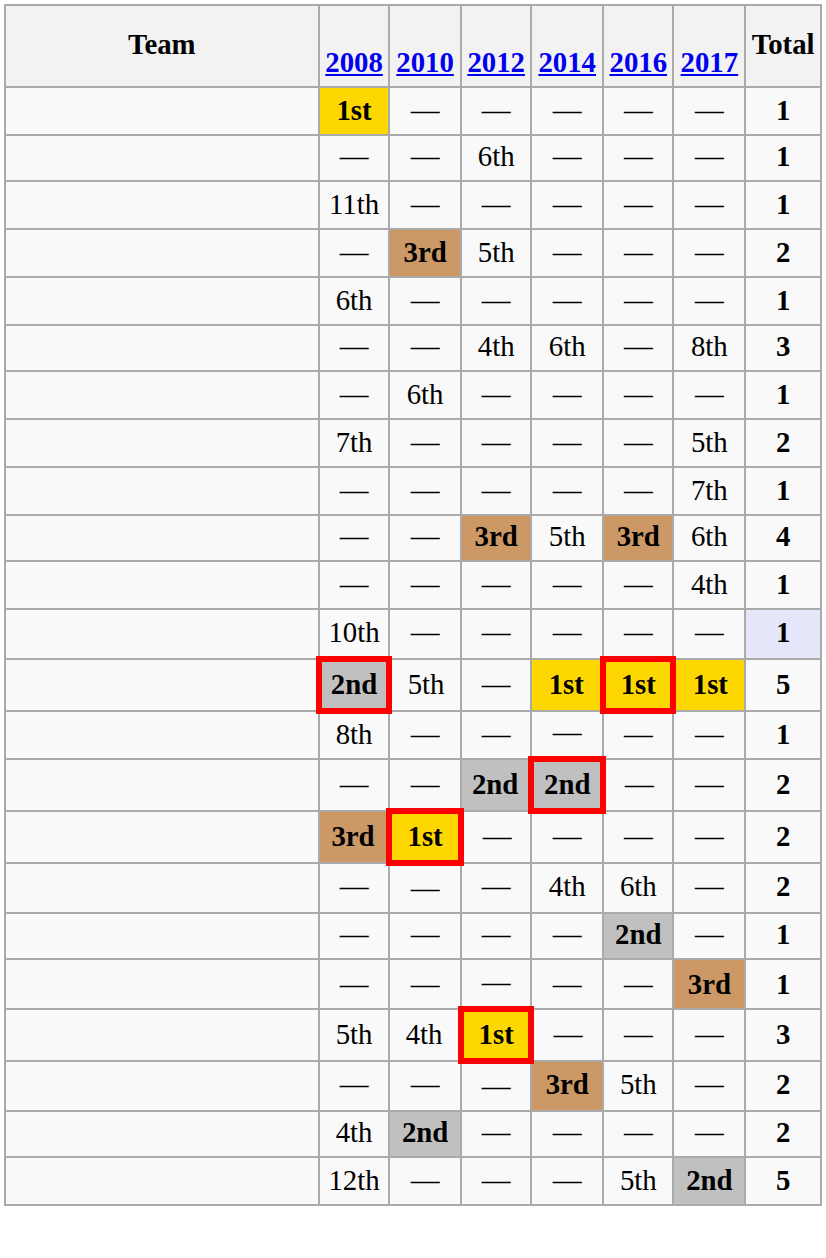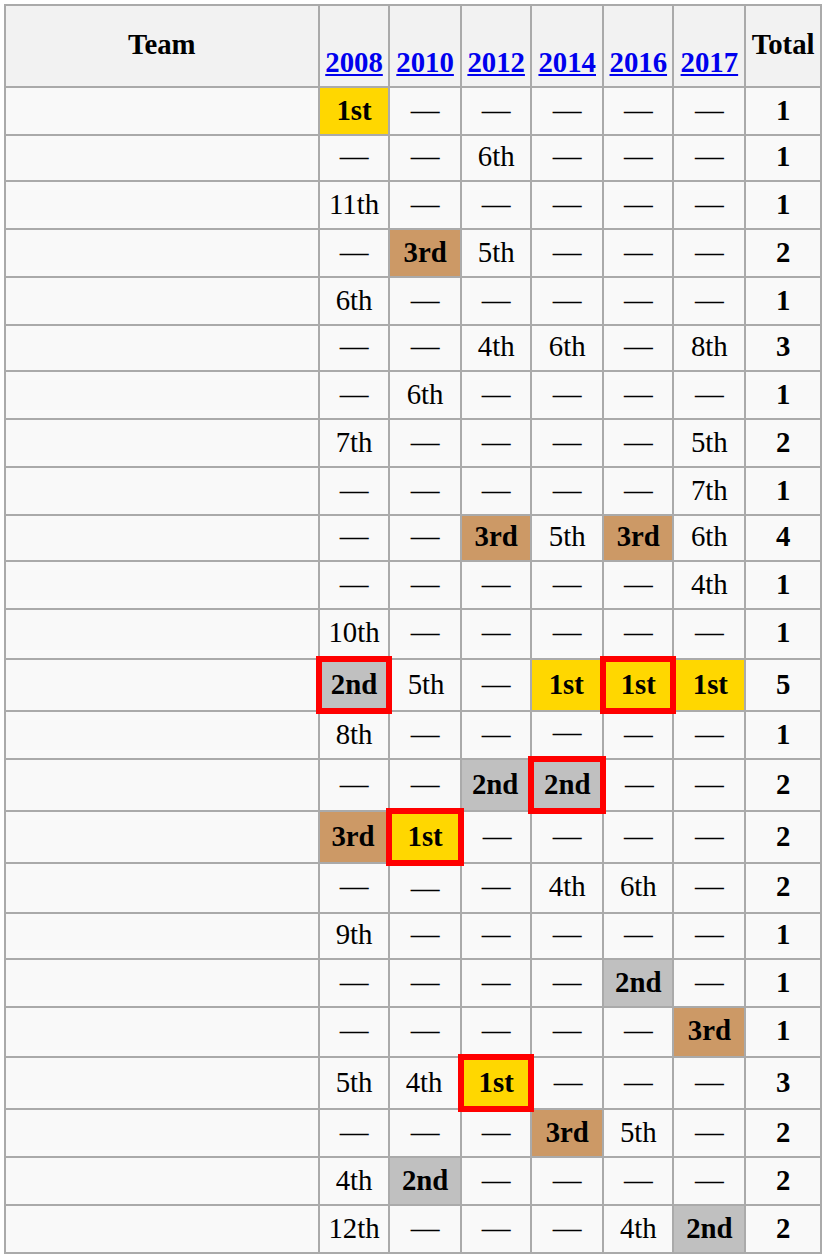(783, 633) lavender background -> (783, 633) no background
+ row: (354, 935)
(638, 1181) 5th -> (638, 1228) 4th
(783, 1181) 5 -> (783, 1228) 2
